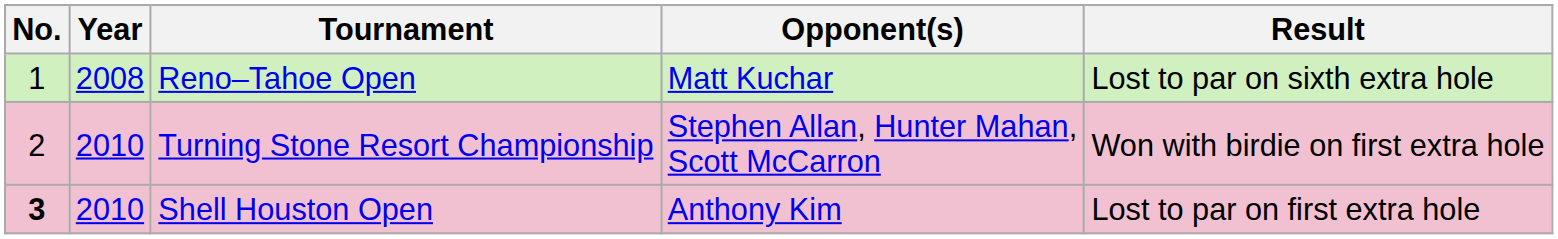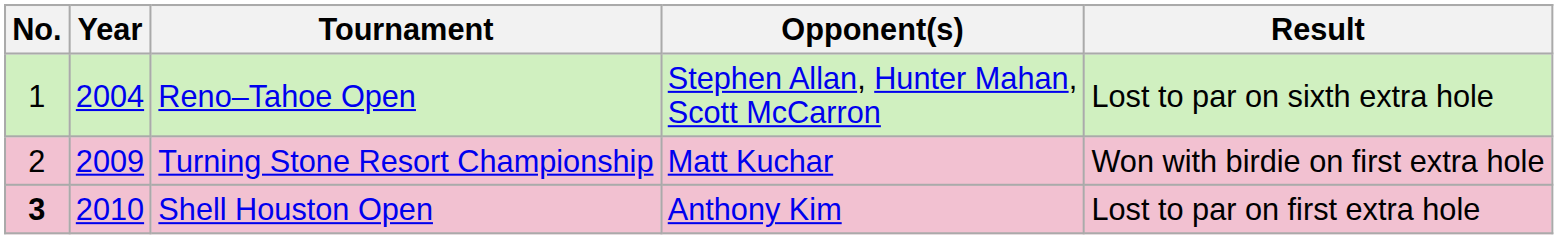(110, 78) 2008 -> (110, 95) 2004
(750, 78) Matt Kuchar -> (872, 95) Stephen Allan, Hunter Mahan, Scott McCarron
(110, 144) 2010 -> (110, 161) 2009
(872, 144) Stephen Allan, Hunter Mahan, Scott McCarron -> (750, 161) Matt Kuchar
